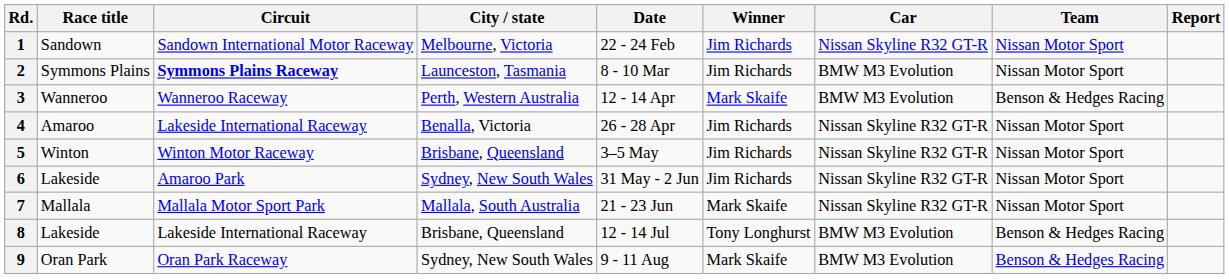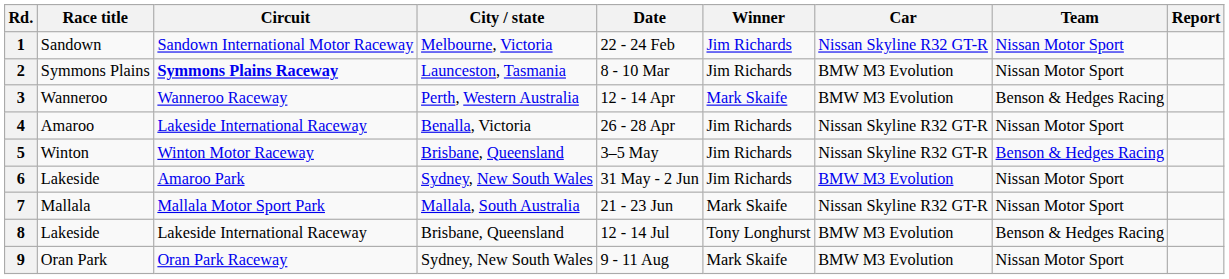(1060, 152) Nissan Motor Sport -> (1080, 152) Benson & Hedges Racing
(903, 179) Nissan Skyline R32 GT-R -> (886, 179) BMW M3 Evolution
(1080, 259) Benson & Hedges Racing -> (1060, 259) Nissan Motor Sport
